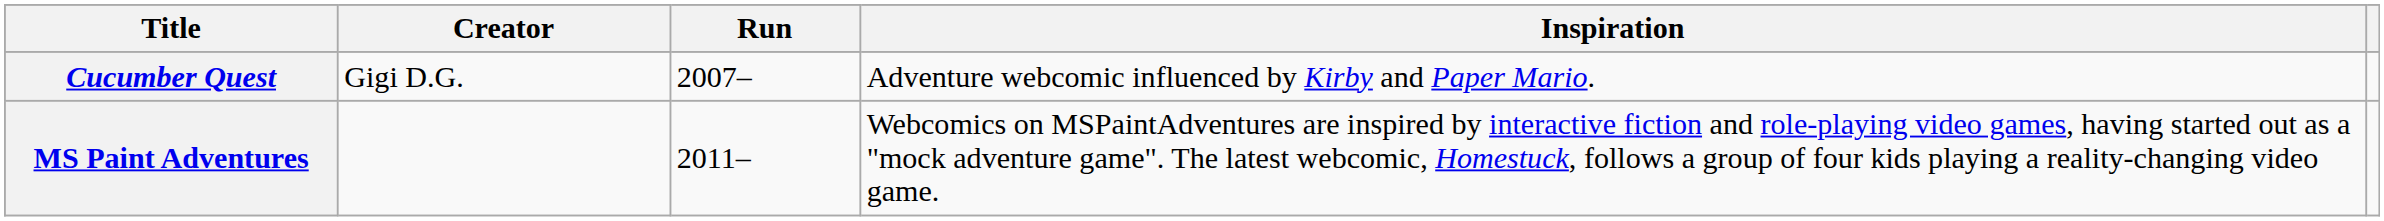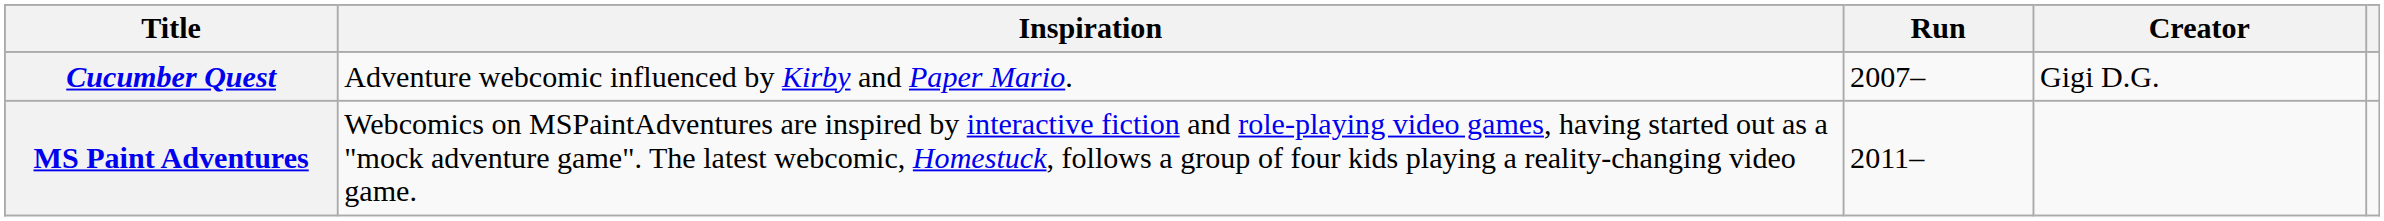columns swapped: (504, 28) <-> (1613, 28)
